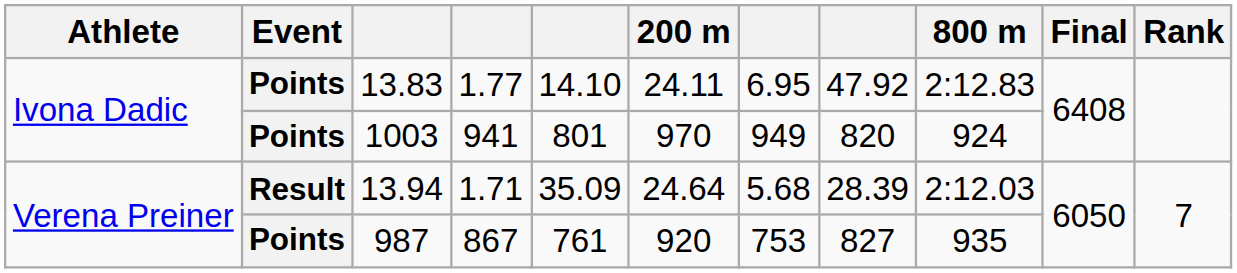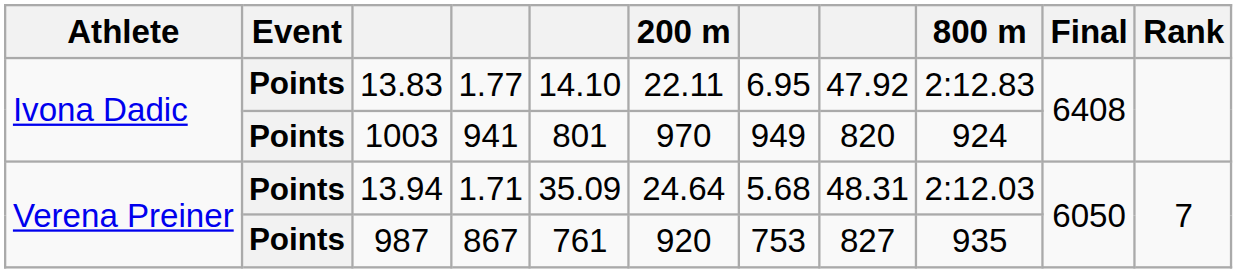(684, 84) 24.11 -> (684, 84) 22.11
(297, 189) Result -> (297, 189) Points
(868, 189) 28.39 -> (868, 189) 48.31
